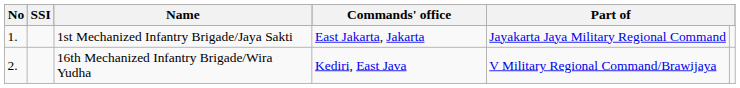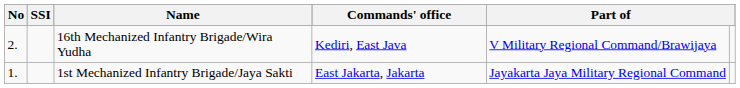rows swapped: (175, 36) <-> (165, 65)
